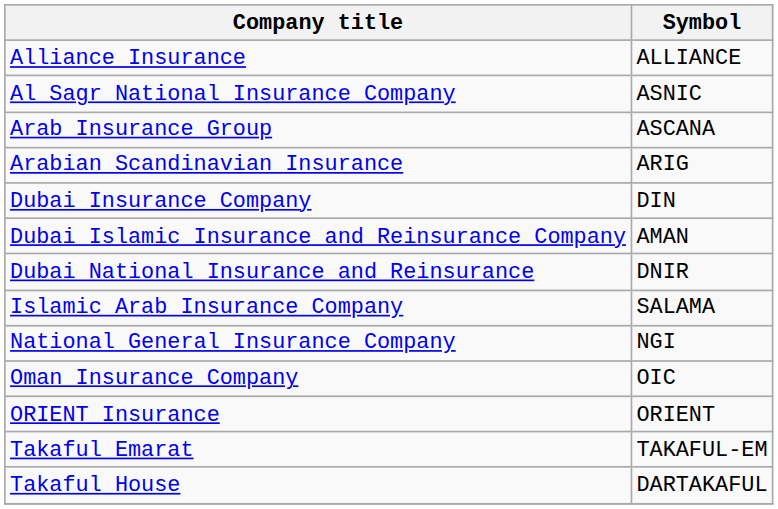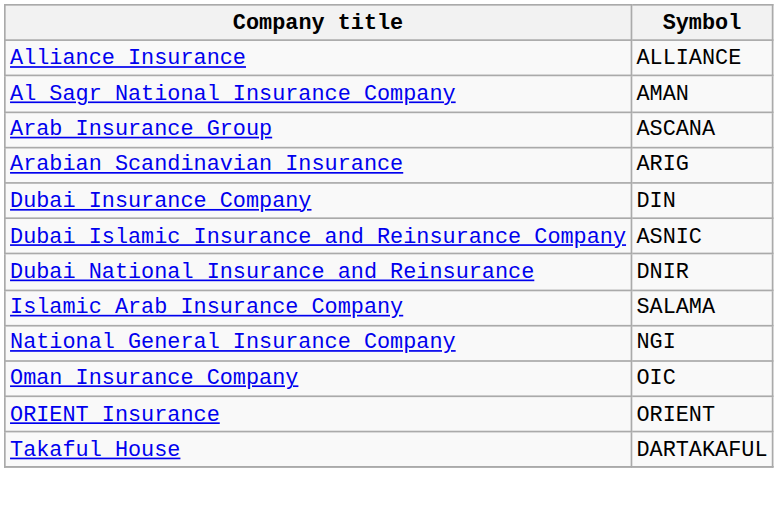(669, 94) ASNIC -> (663, 94) AMAN
(663, 236) AMAN -> (669, 236) ASNIC
- row: (102, 450)
